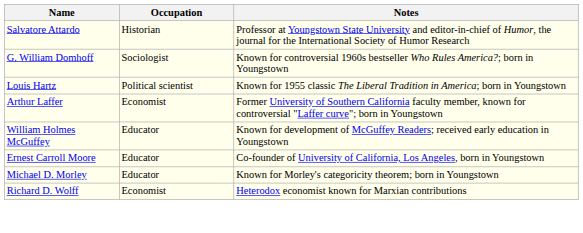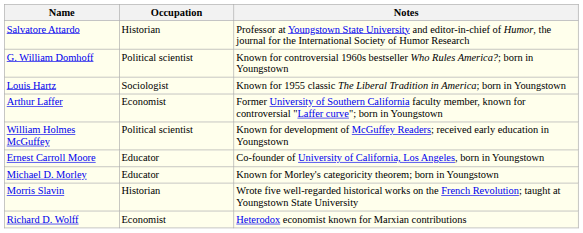(145, 57) Sociologist -> (157, 57) Political scientist
(157, 85) Political scientist -> (145, 85) Sociologist
(140, 130) Educator -> (157, 130) Political scientist
+ row: (35, 191)
